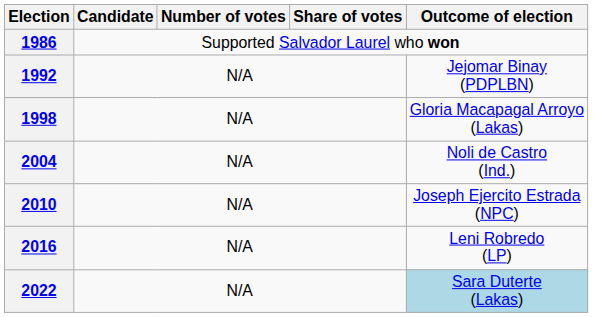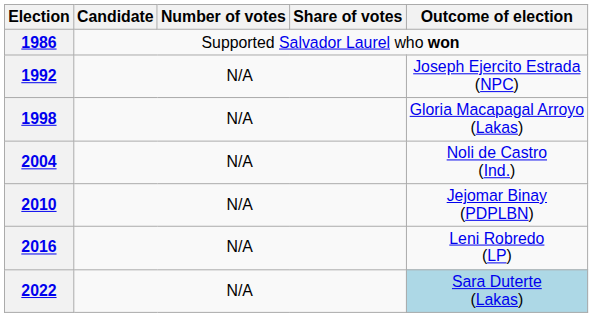(497, 76) Jejomar Binay (PDPLBN) -> (497, 76) Joseph Ejercito Estrada (NPC)
(497, 205) Joseph Ejercito Estrada (NPC) -> (497, 205) Jejomar Binay (PDPLBN)
